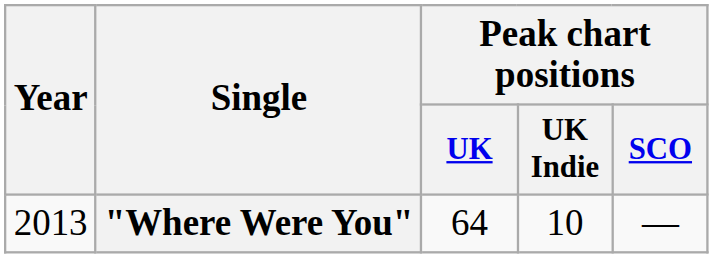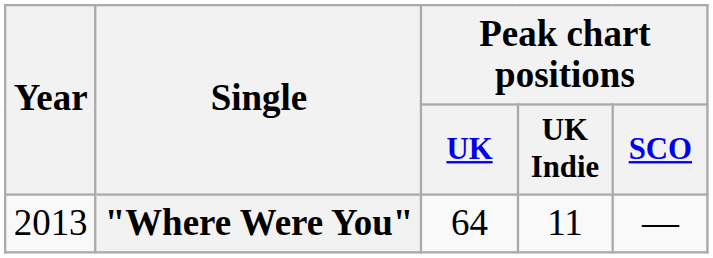(565, 222) 10 -> (565, 222) 11
